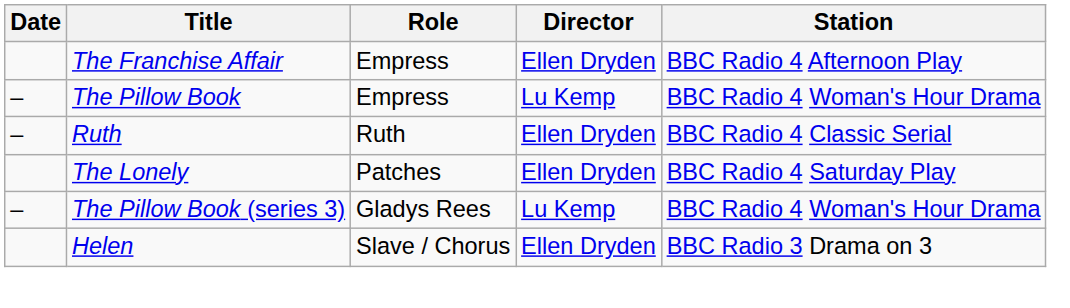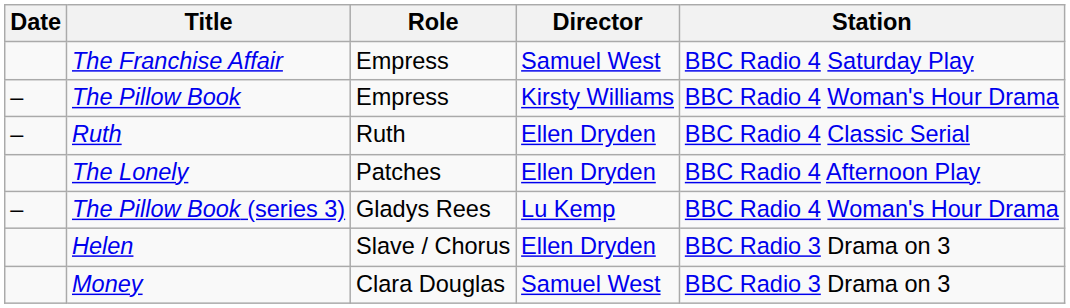(588, 60) Ellen Dryden -> (591, 60) Samuel West
(814, 60) BBC Radio 4 Afternoon Play -> (829, 60) BBC Radio 4 Saturday Play
(568, 97) Lu Kemp -> (598, 97) Kirsty Williams
(811, 172) BBC Radio 4 Saturday Play -> (833, 172) BBC Radio 4 Afternoon Play
+ row: (107, 284)
